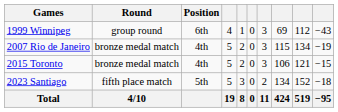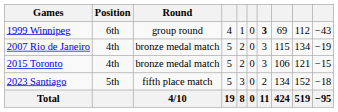columns swapped: (137, 13) <-> (202, 13)
(264, 30) normal -> (264, 30) bold
